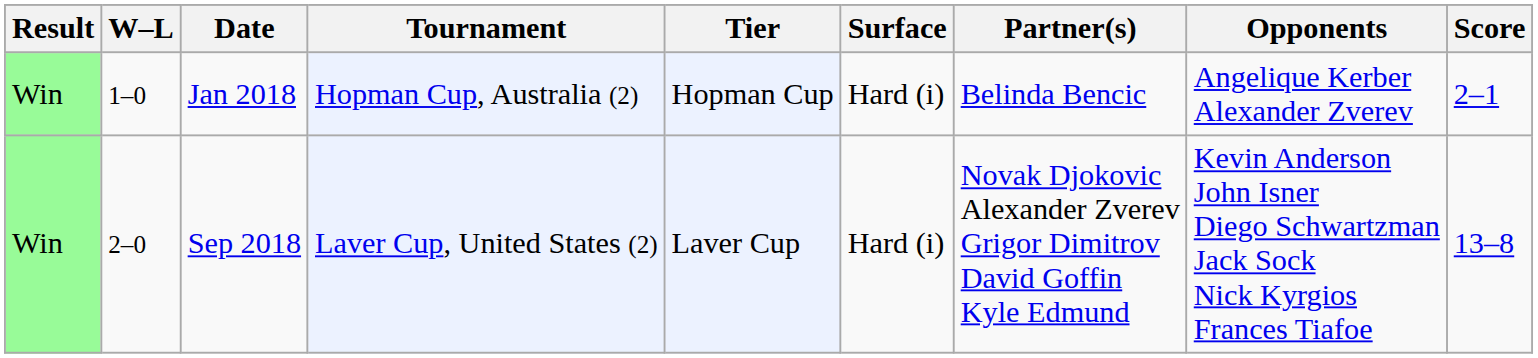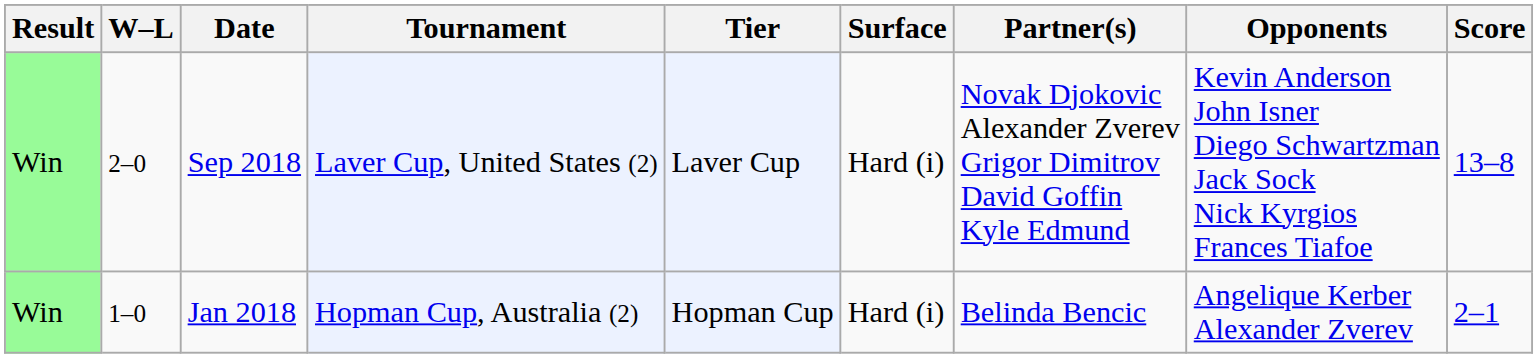rows swapped: (242, 93) <-> (244, 243)
